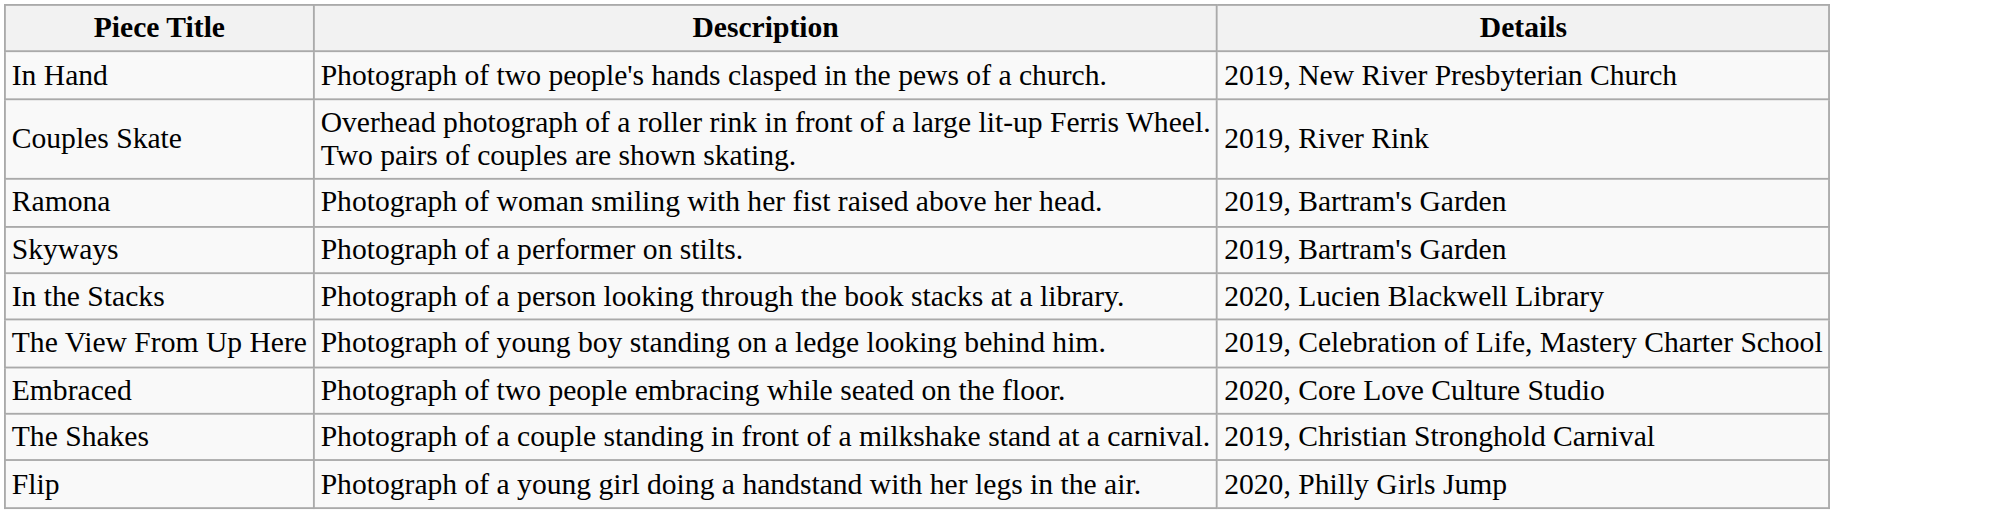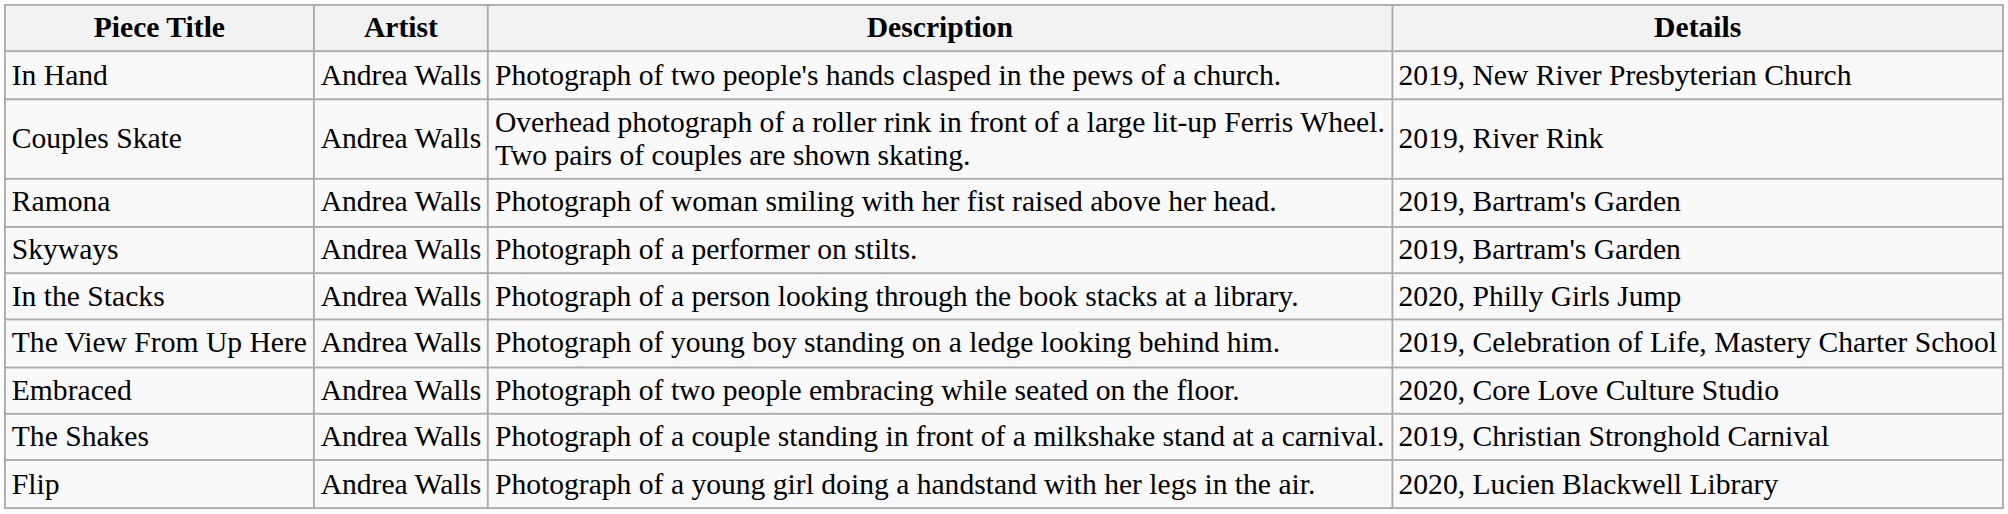+ column: (401, 27)
(1414, 295) 2020, Lucien Blackwell Library -> (1540, 295) 2020, Philly Girls Jump
(1366, 483) 2020, Philly Girls Jump -> (1588, 483) 2020, Lucien Blackwell Library
